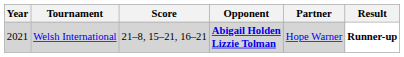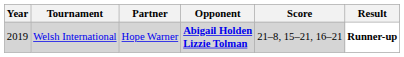columns swapped: (314, 13) <-> (164, 13)
(18, 37) 2021 -> (18, 37) 2019
